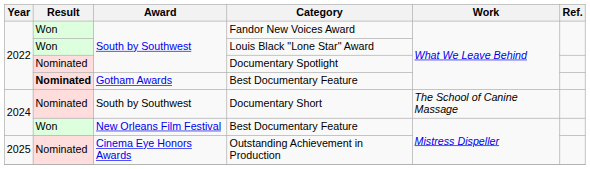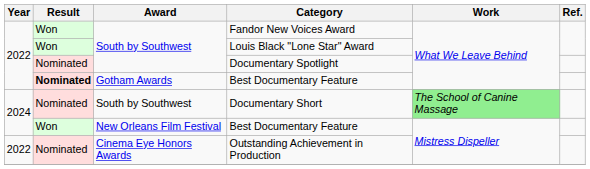(466, 104) no background -> (466, 104) lightgreen background
(19, 150) 2025 -> (19, 150) 2022
